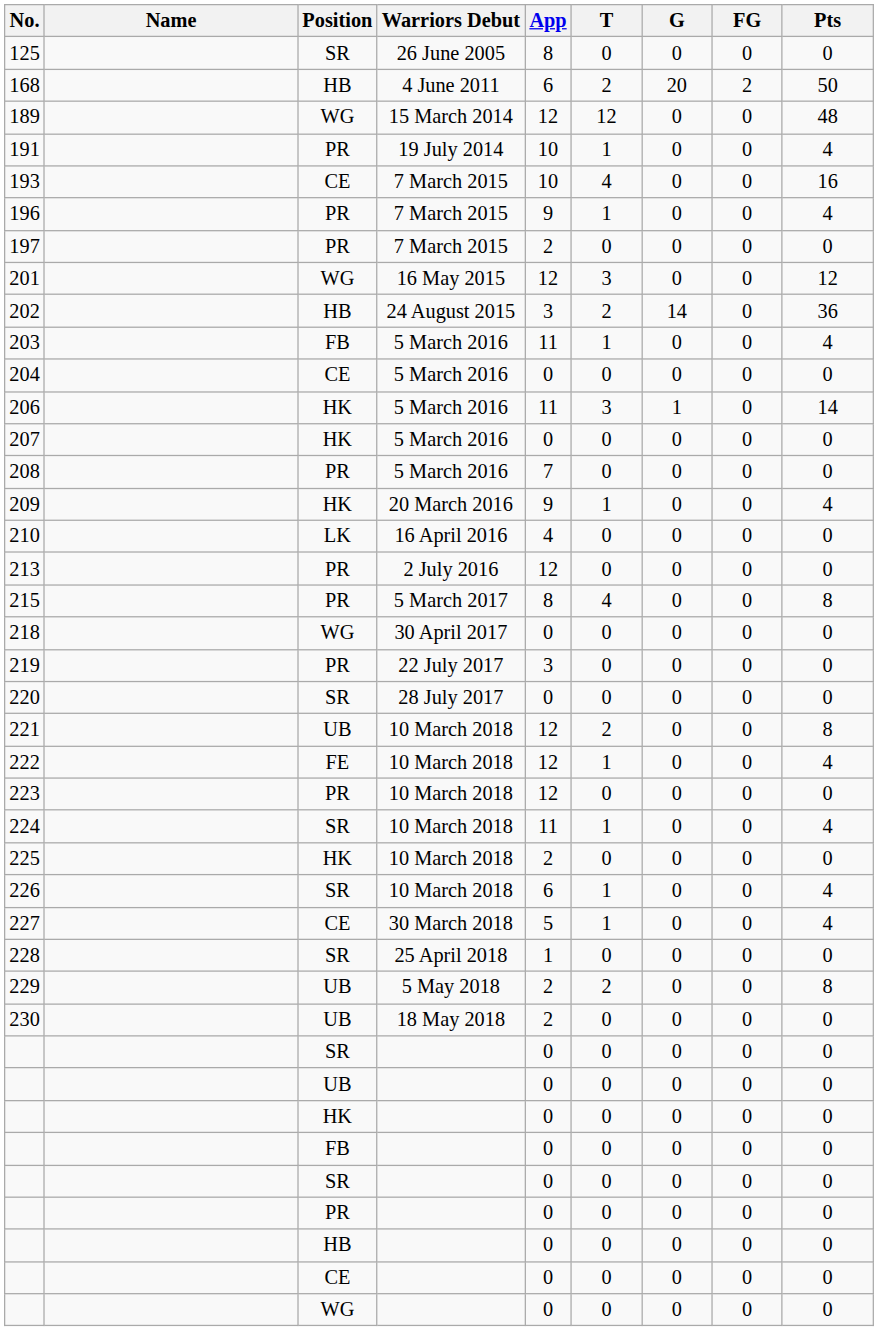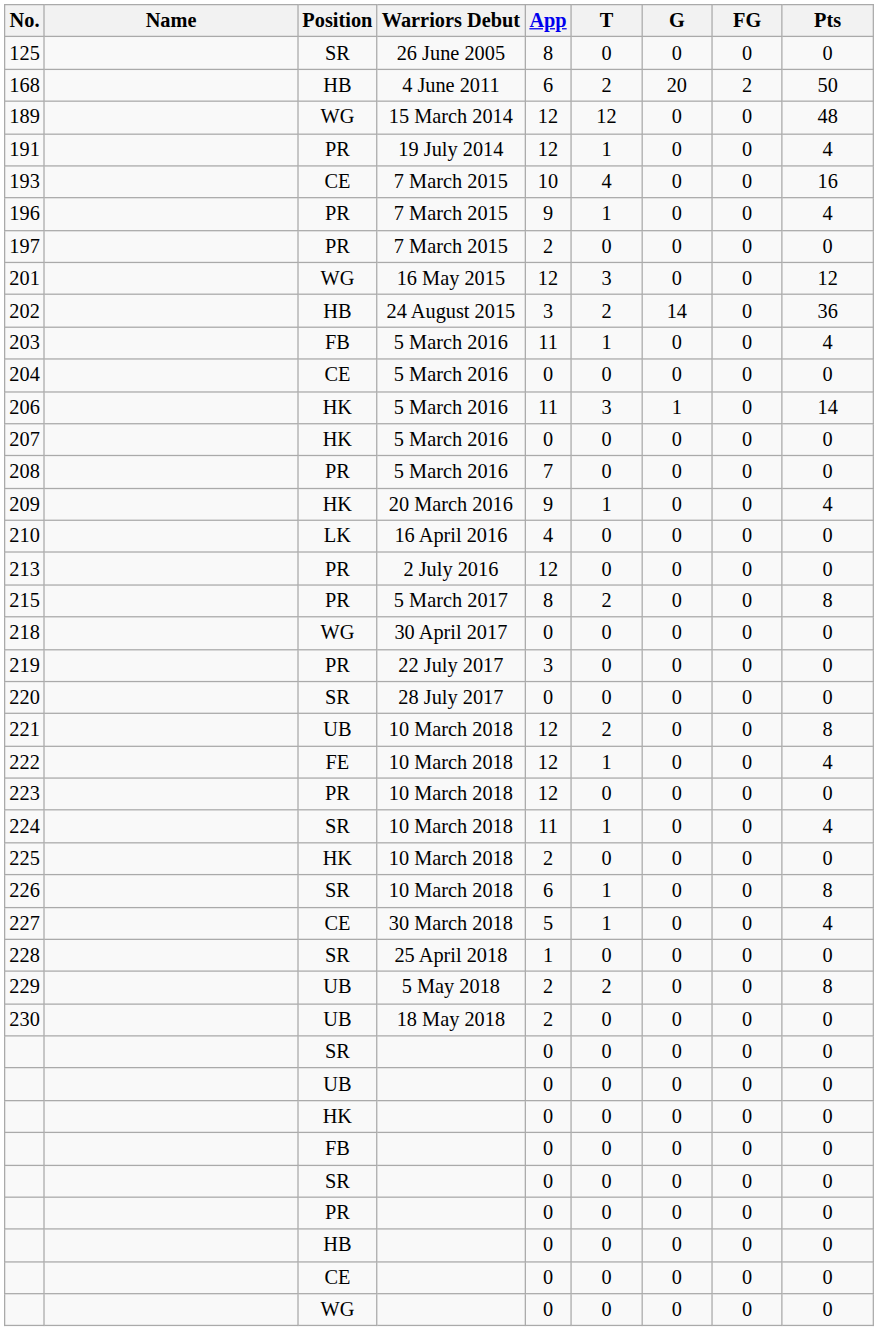(548, 149) 10 -> (548, 149) 12
(607, 600) 4 -> (607, 600) 2
(828, 890) 4 -> (828, 890) 8
